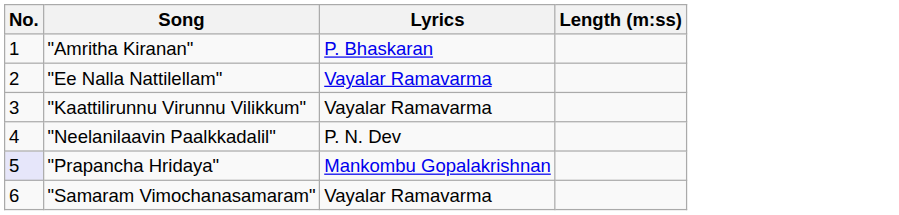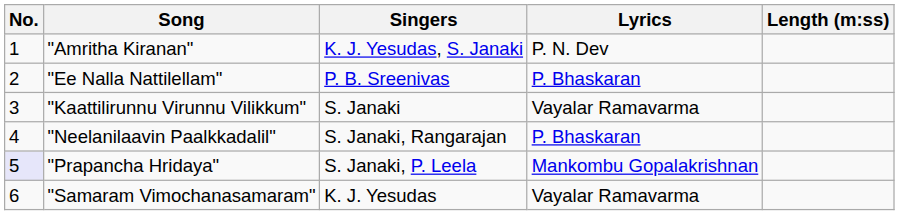+ column: (424, 19)
(379, 49) P. Bhaskaran -> (570, 49) P. N. Dev
(408, 78) Vayalar Ramavarma -> (586, 78) P. Bhaskaran
(363, 137) P. N. Dev -> (586, 137) P. Bhaskaran
